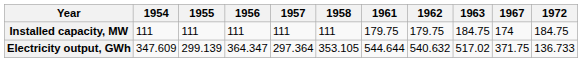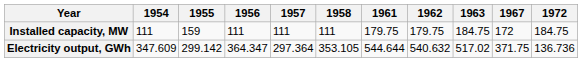(190, 31) 111 -> (191, 31) 159
(504, 31) 174 -> (504, 31) 172
(202, 48) 299.139 -> (202, 48) 299.142
(555, 48) 136.733 -> (555, 48) 136.736
